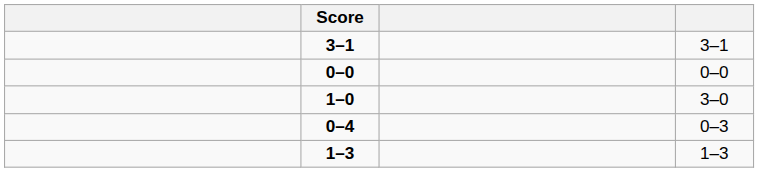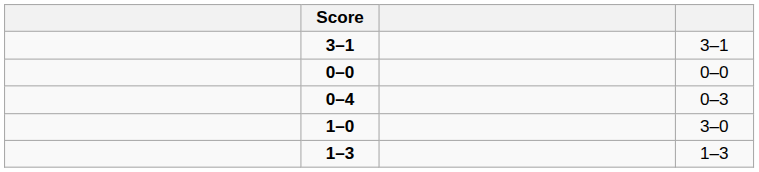rows swapped: (340, 126) <-> (340, 99)
